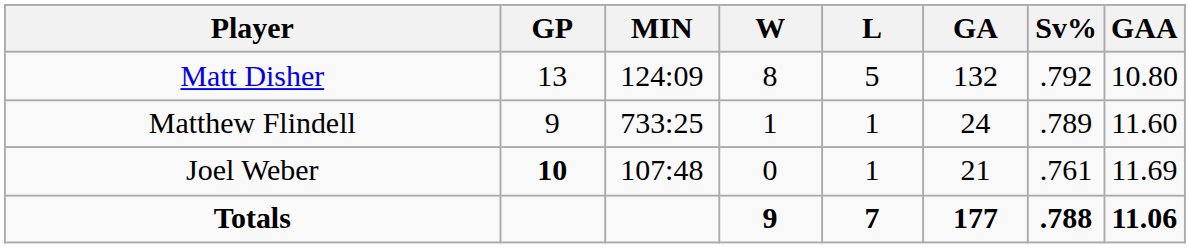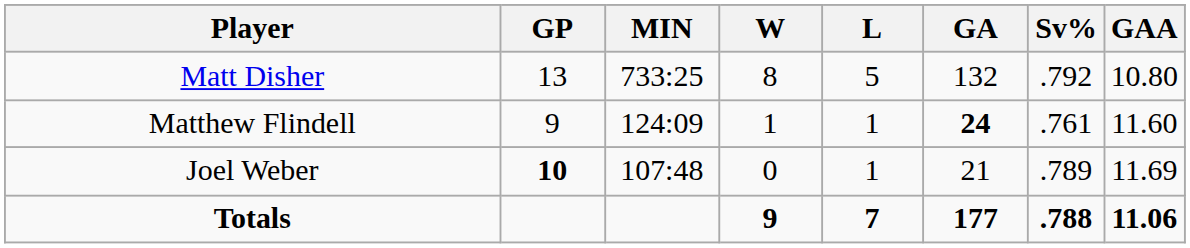(662, 75) 124:09 -> (662, 75) 733:25
(662, 123) 733:25 -> (662, 123) 124:09
(975, 123) normal -> (975, 123) bold
(1066, 123) .789 -> (1066, 123) .761
(1066, 170) .761 -> (1066, 170) .789
